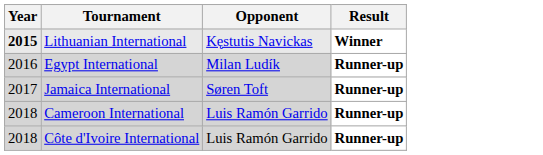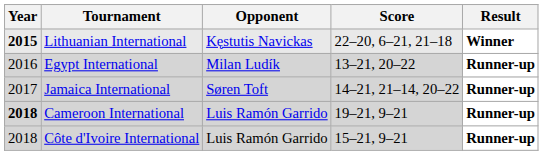+ column: (397, 17)
(23, 113) normal -> (23, 113) bold
